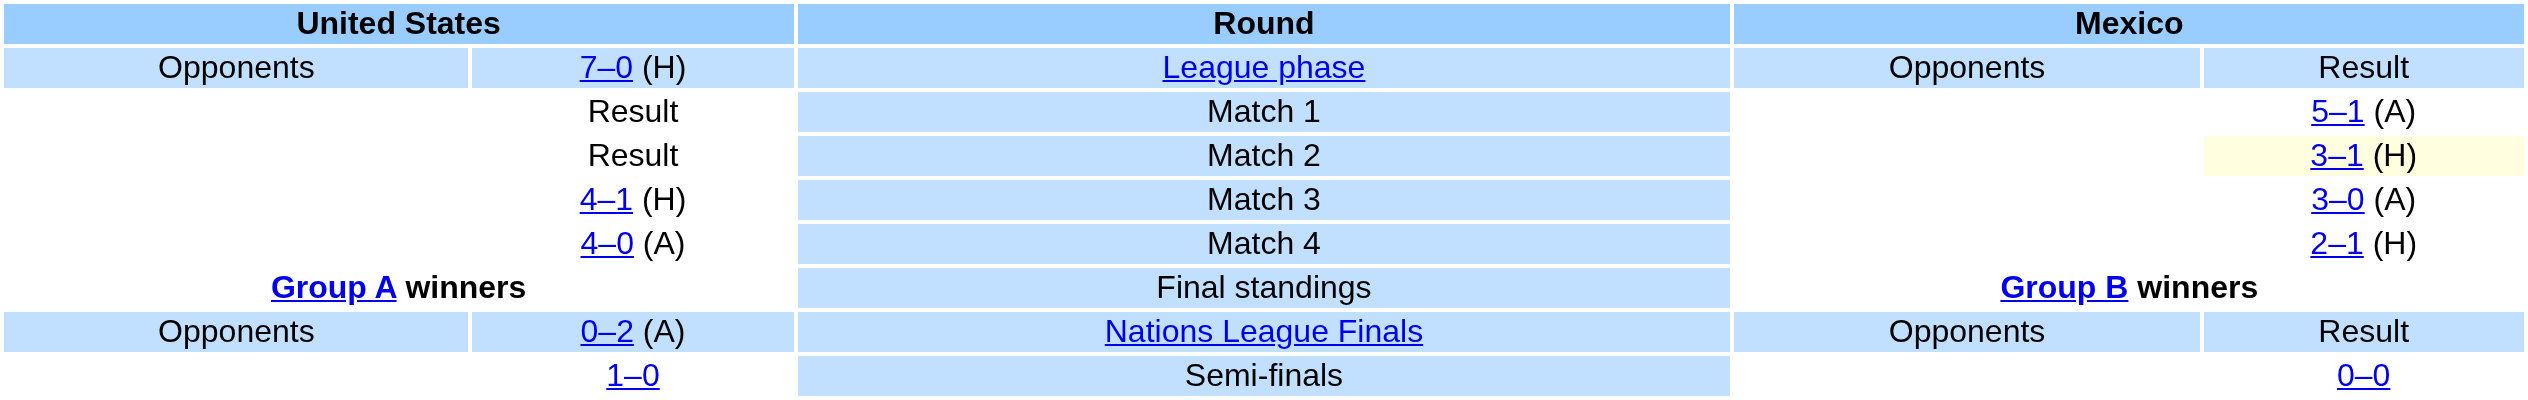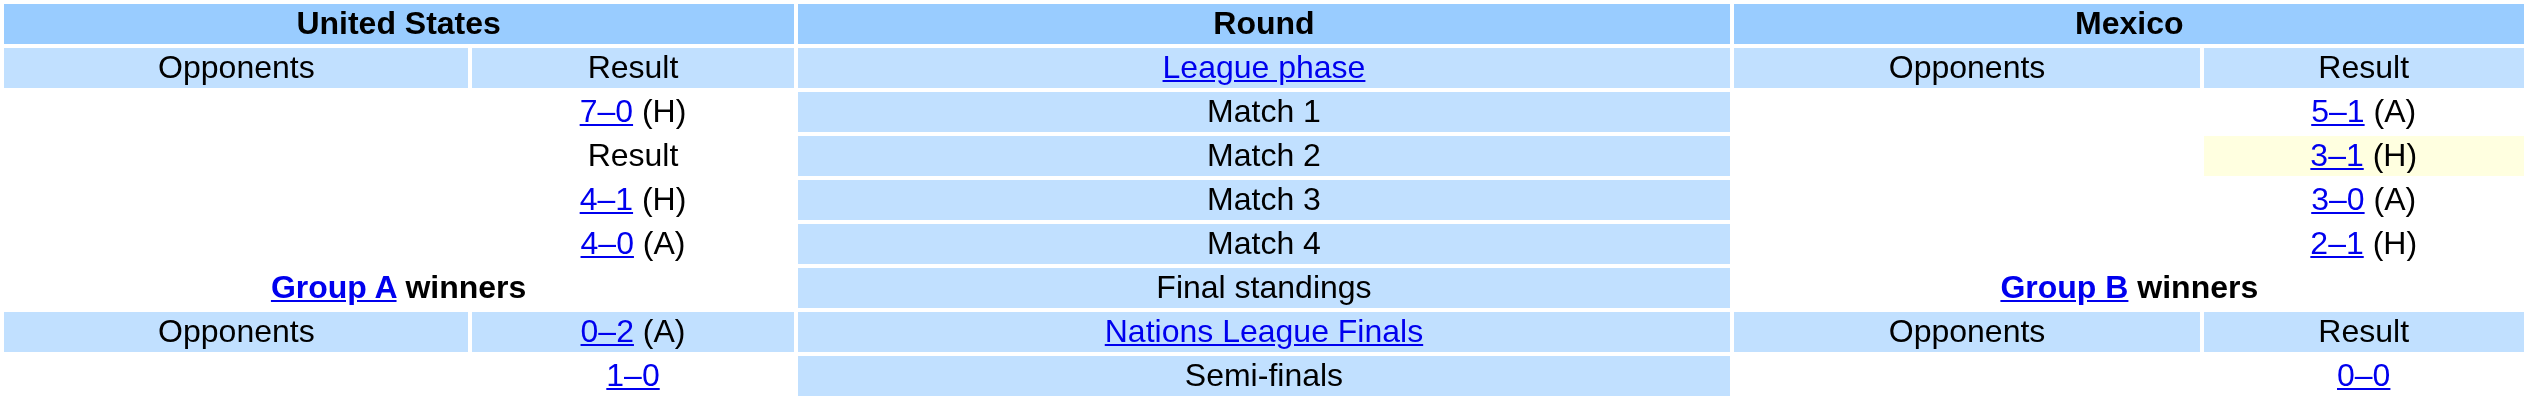(633, 67) 7–0 (H) -> (633, 67) Result
(633, 111) Result -> (633, 111) 7–0 (H)
